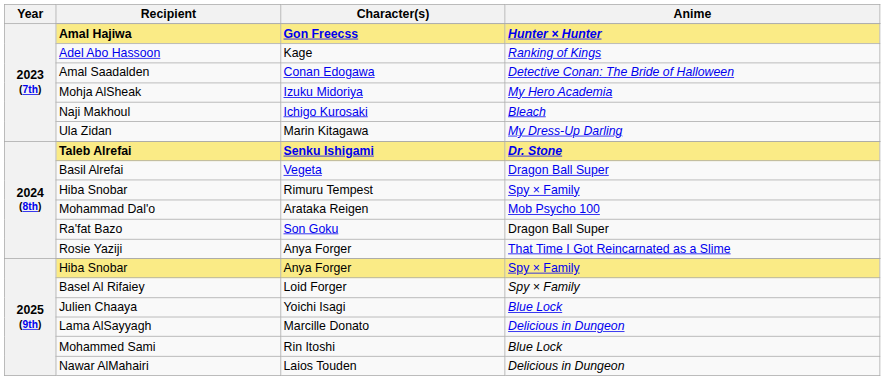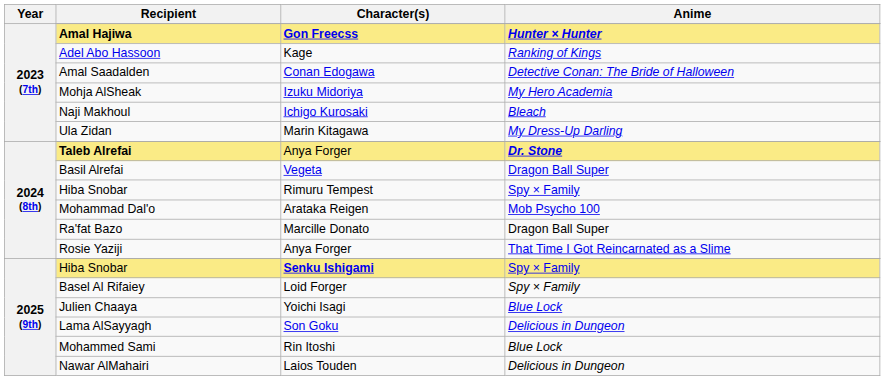(329, 151) Senku Ishigami -> (317, 151) Anya Forger
(311, 229) Son Goku -> (326, 229) Marcille Donato
(317, 268) Anya Forger -> (329, 268) Senku Ishigami
(326, 326) Marcille Donato -> (311, 326) Son Goku
